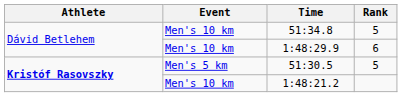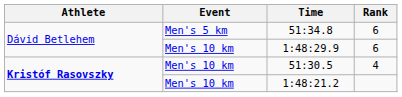(199, 30) Men's 10 km -> (196, 30) Men's 5 km
(376, 30) 5 -> (376, 30) 6
(196, 65) Men's 5 km -> (199, 65) Men's 10 km
(376, 65) 5 -> (376, 65) 4
